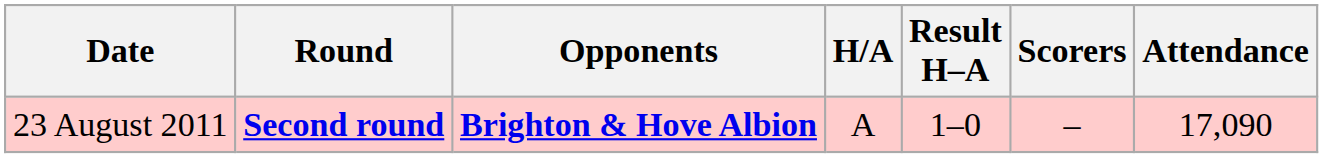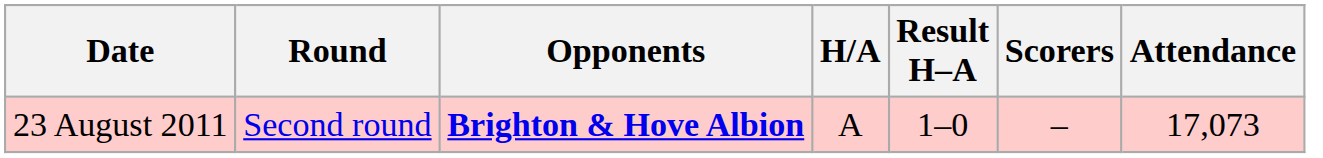(344, 123) bold -> (337, 123) normal
(1226, 123) 17,090 -> (1213, 123) 17,073
